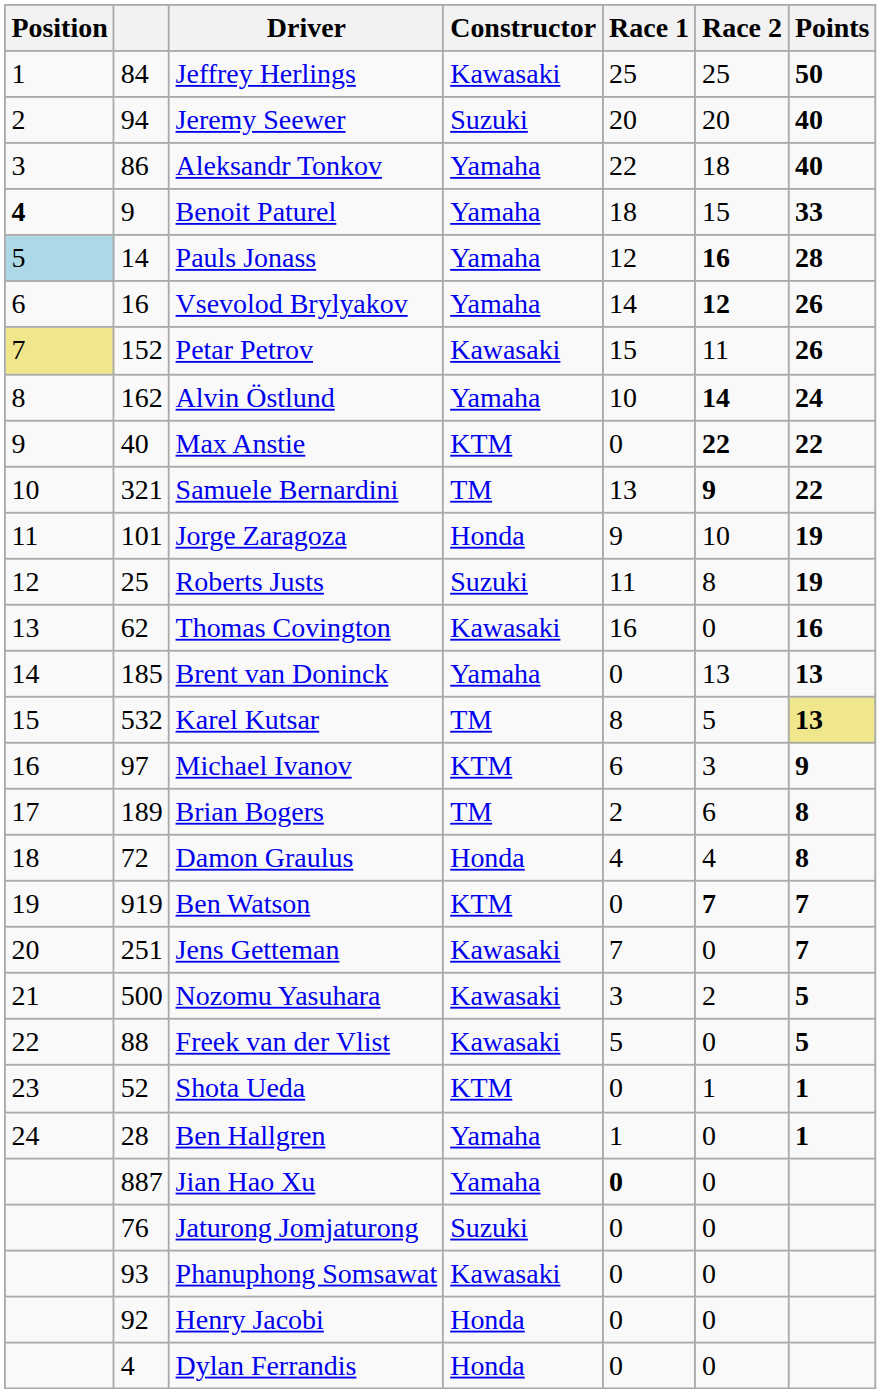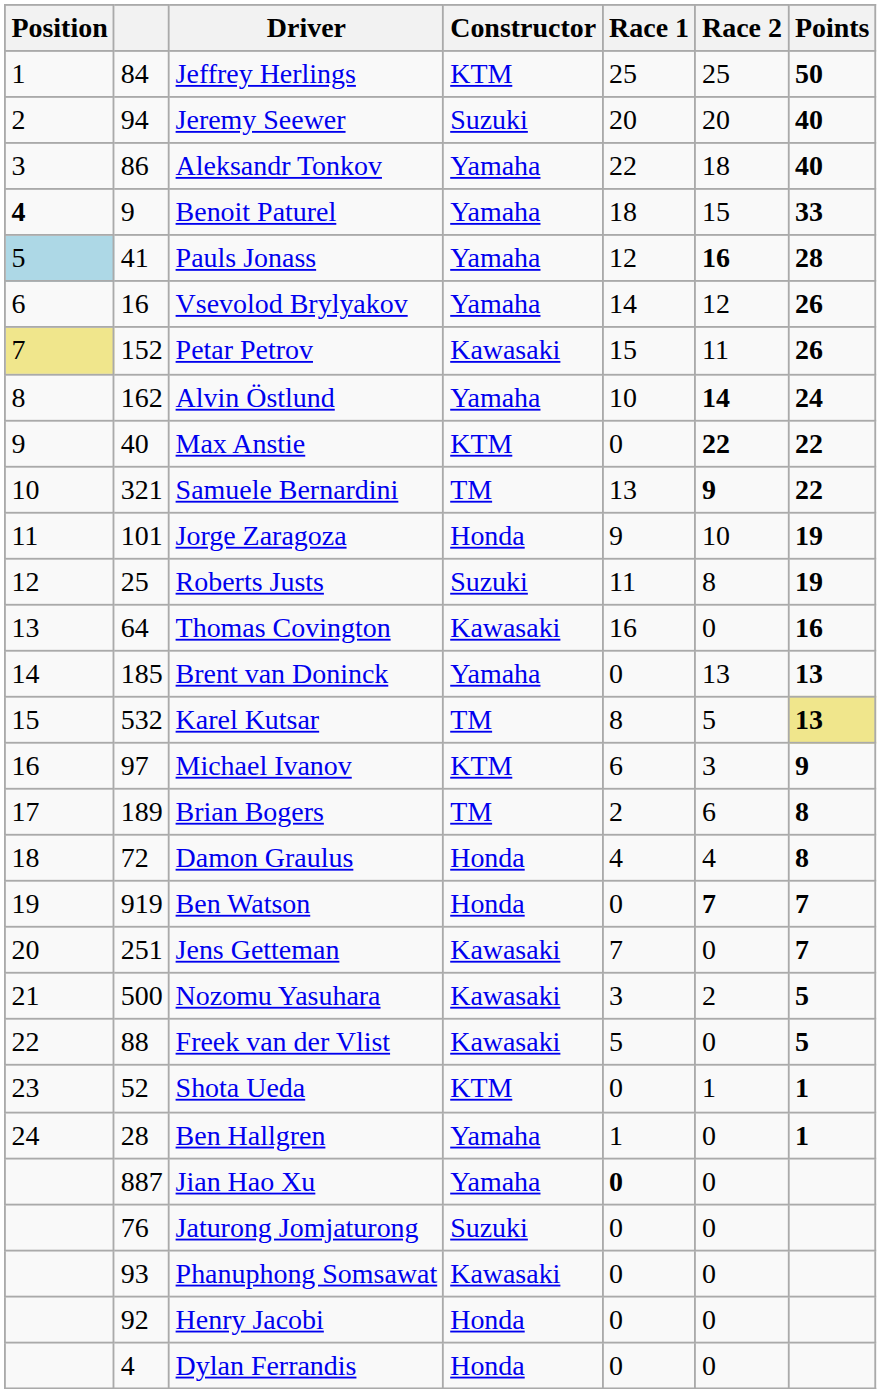(505, 73) Kawasaki -> (481, 73) KTM
(135, 258) 14 -> (135, 258) 41
(716, 304) bold -> (716, 304) normal
(135, 627) 62 -> (135, 627) 64
(481, 903) KTM -> (487, 903) Honda
